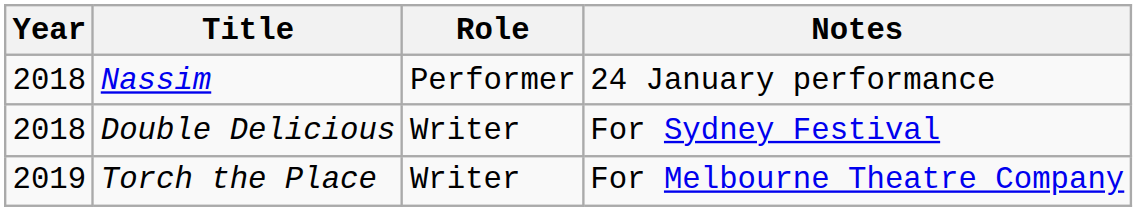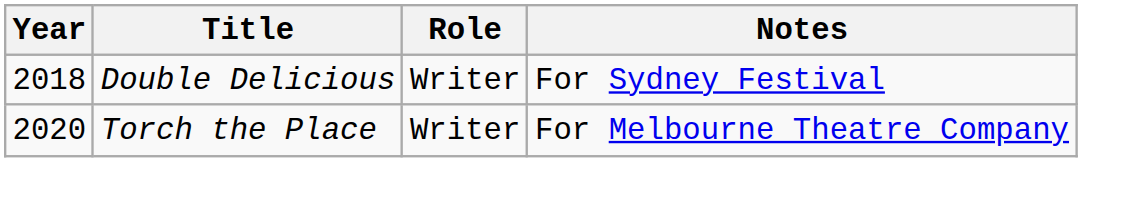- row: (156, 80)
(49, 180) 2019 -> (49, 130) 2020
